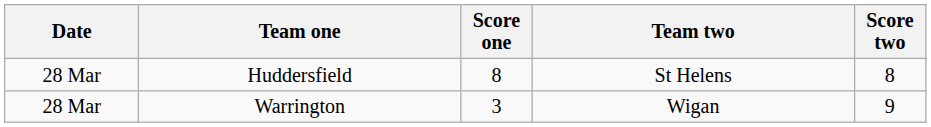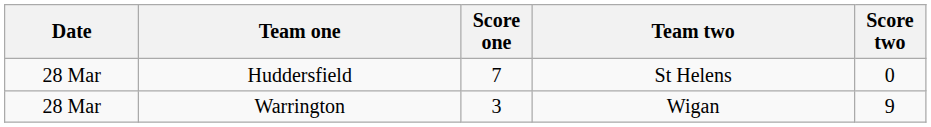(496, 74) 8 -> (496, 74) 7
(890, 74) 8 -> (890, 74) 0
